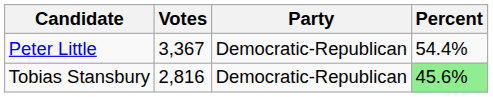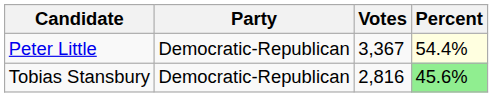columns swapped: (311, 19) <-> (183, 19)
(441, 48) no background -> (441, 48) lightyellow background
